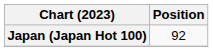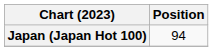(179, 35) 92 -> (179, 35) 94
